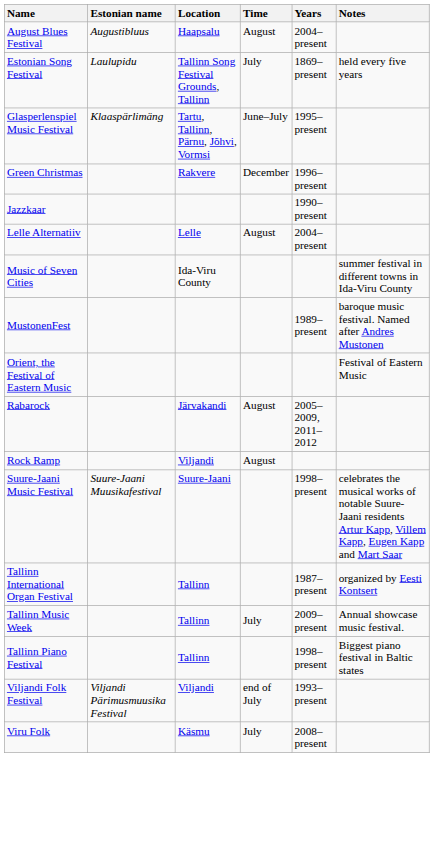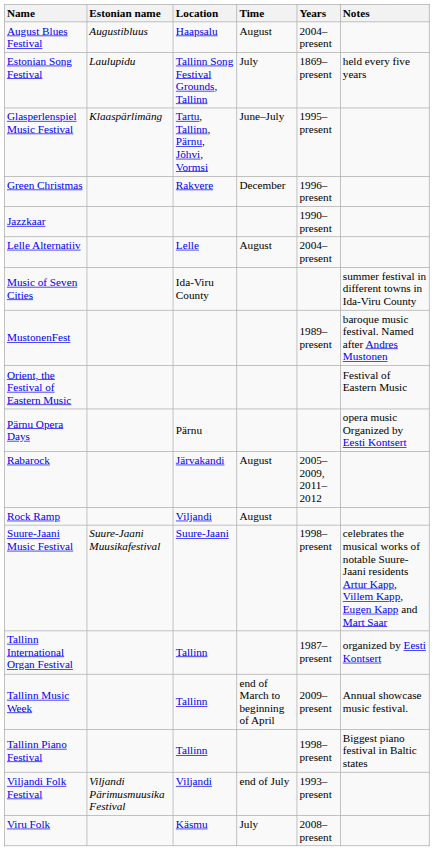+ row: (35, 430)
(252, 621) July -> (262, 701) end of March to beginning of April
